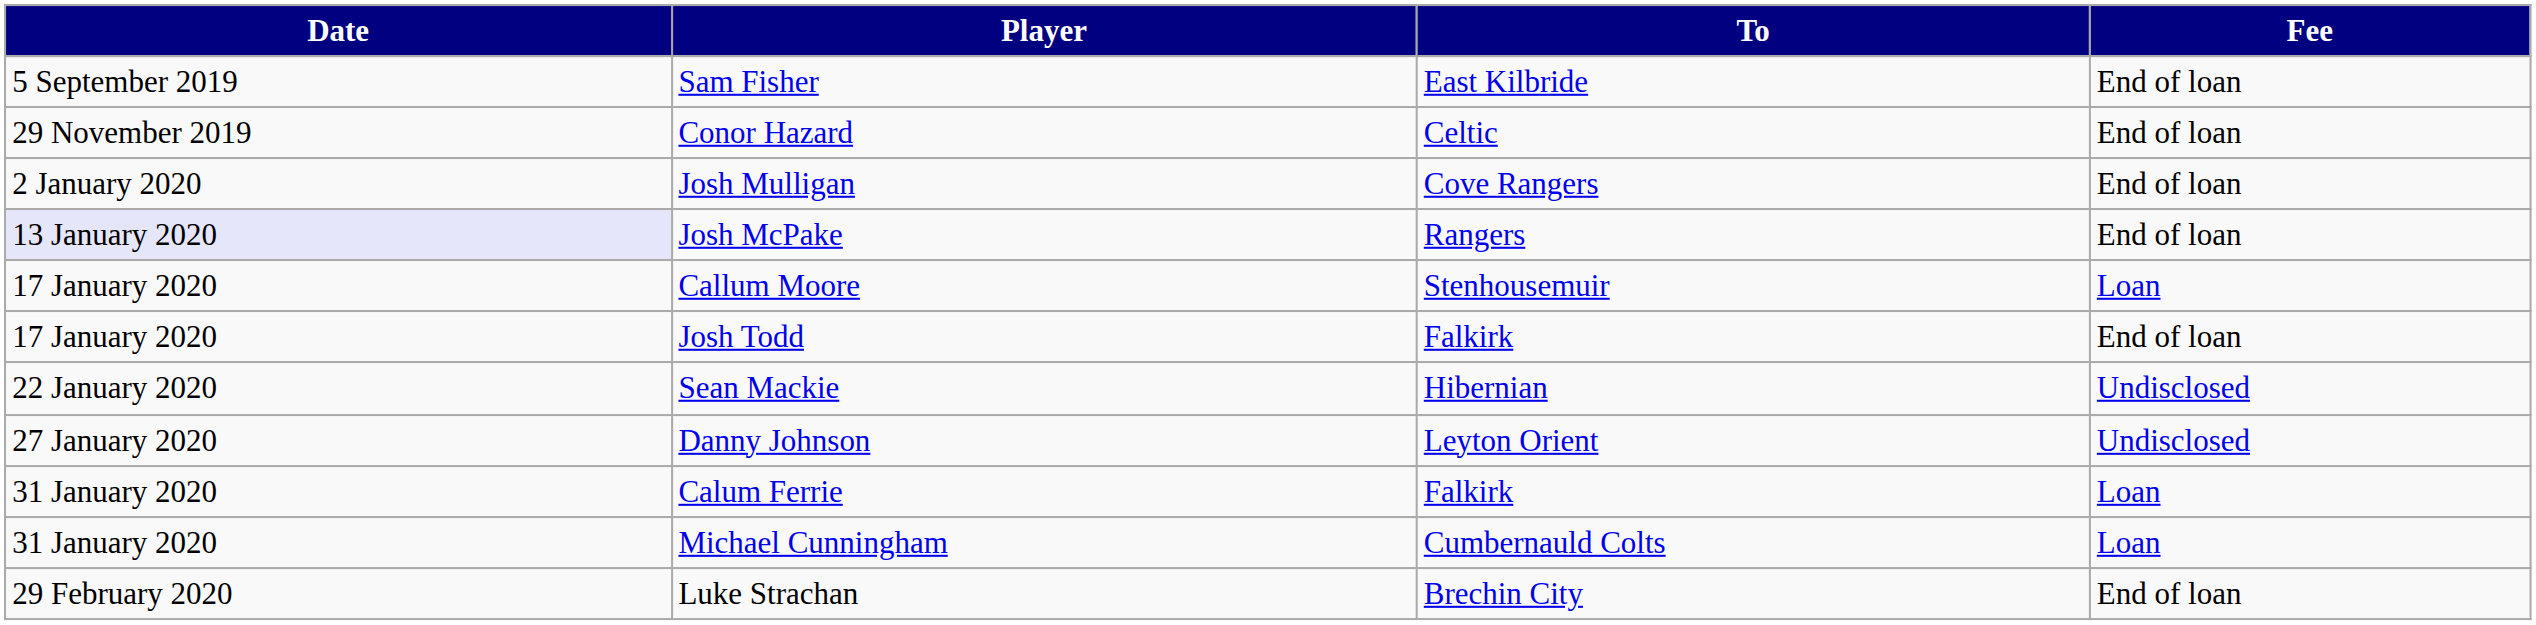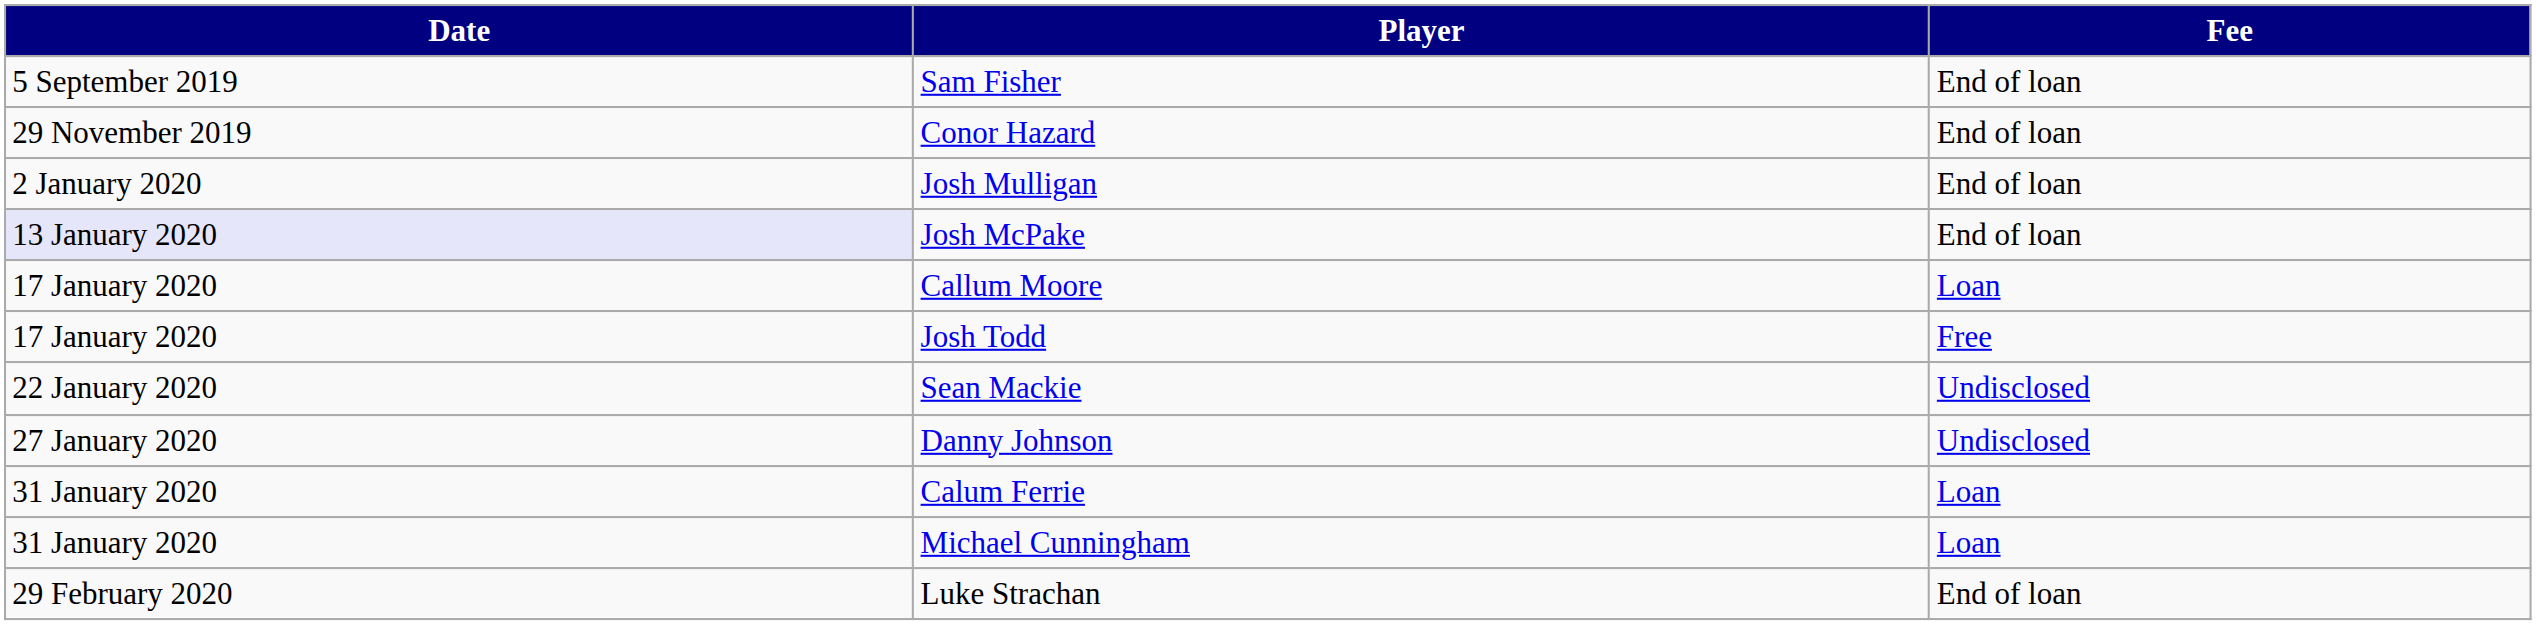- column: (1753, 30)
(2169, 337) End of loan -> (1964, 337) Free
